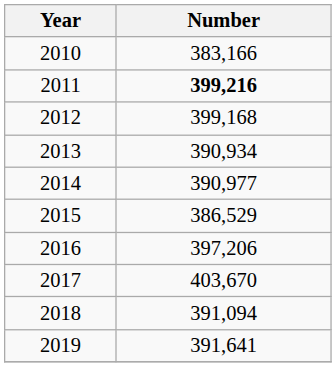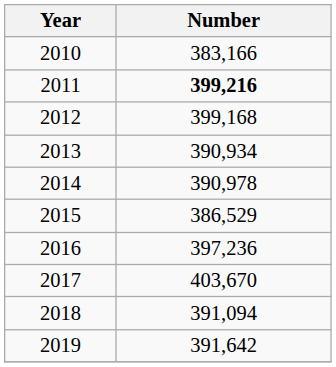(224, 183) 390,977 -> (224, 183) 390,978
(224, 248) 397,206 -> (224, 248) 397,236
(224, 345) 391,641 -> (224, 345) 391,642
